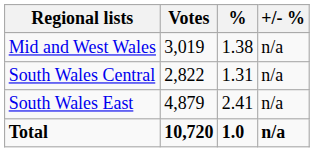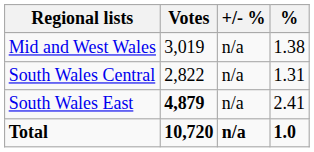columns swapped: (237, 18) <-> (283, 18)
(184, 103) normal -> (184, 103) bold
